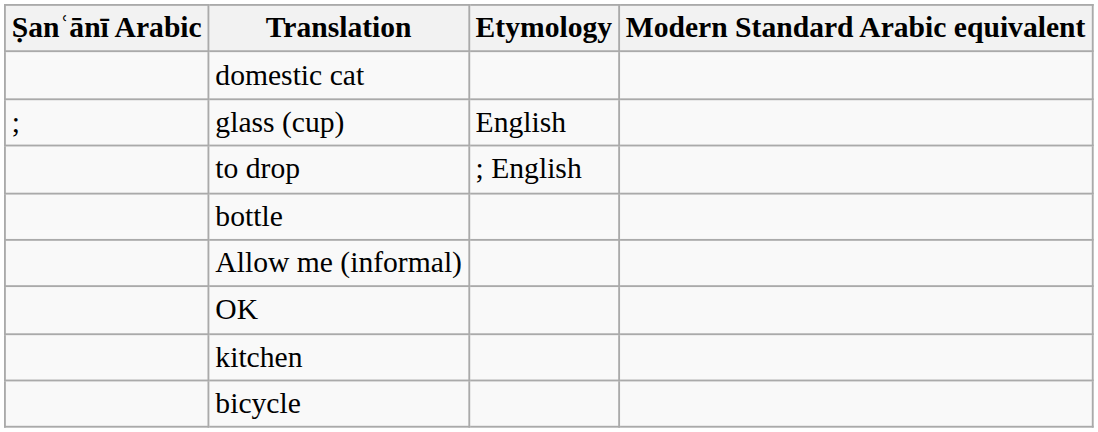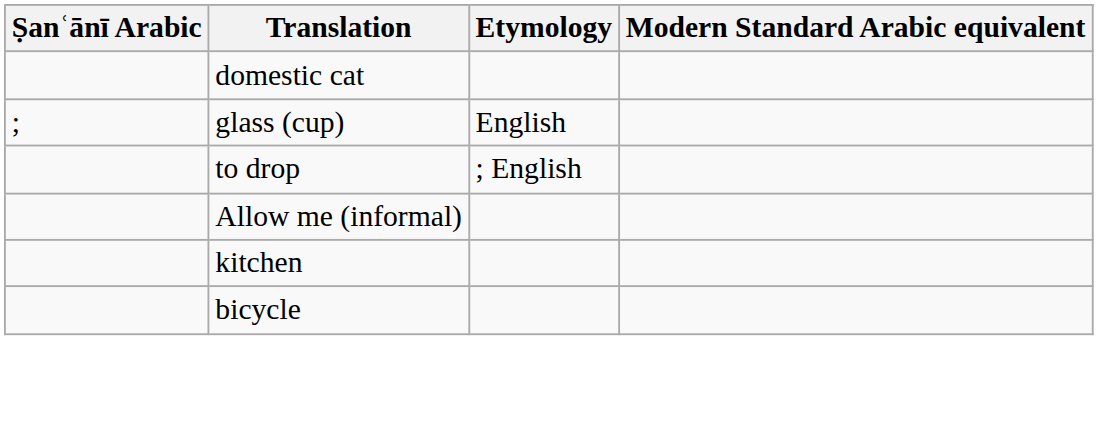- row: (249, 215)
- row: (237, 309)
